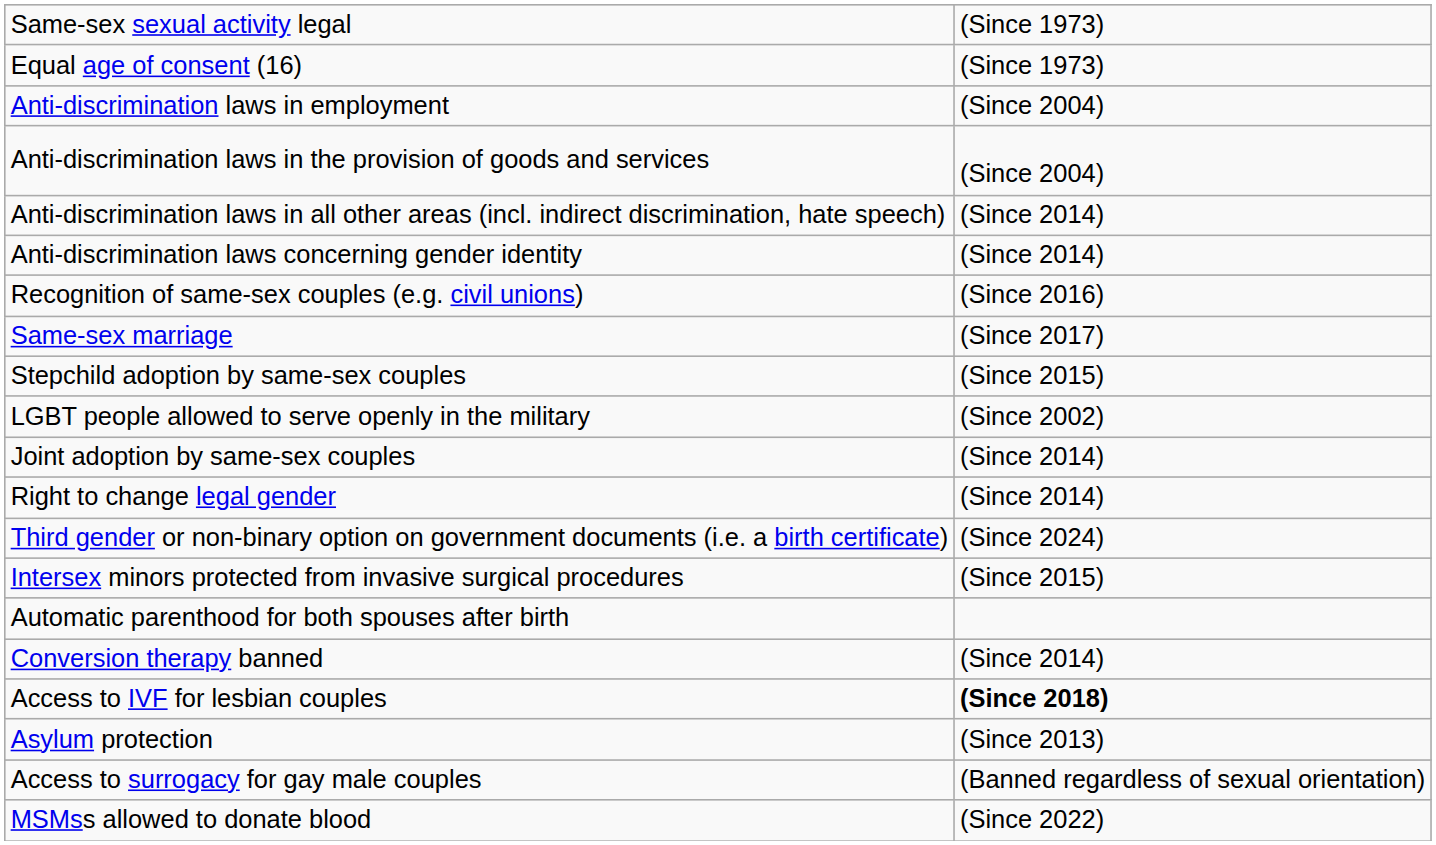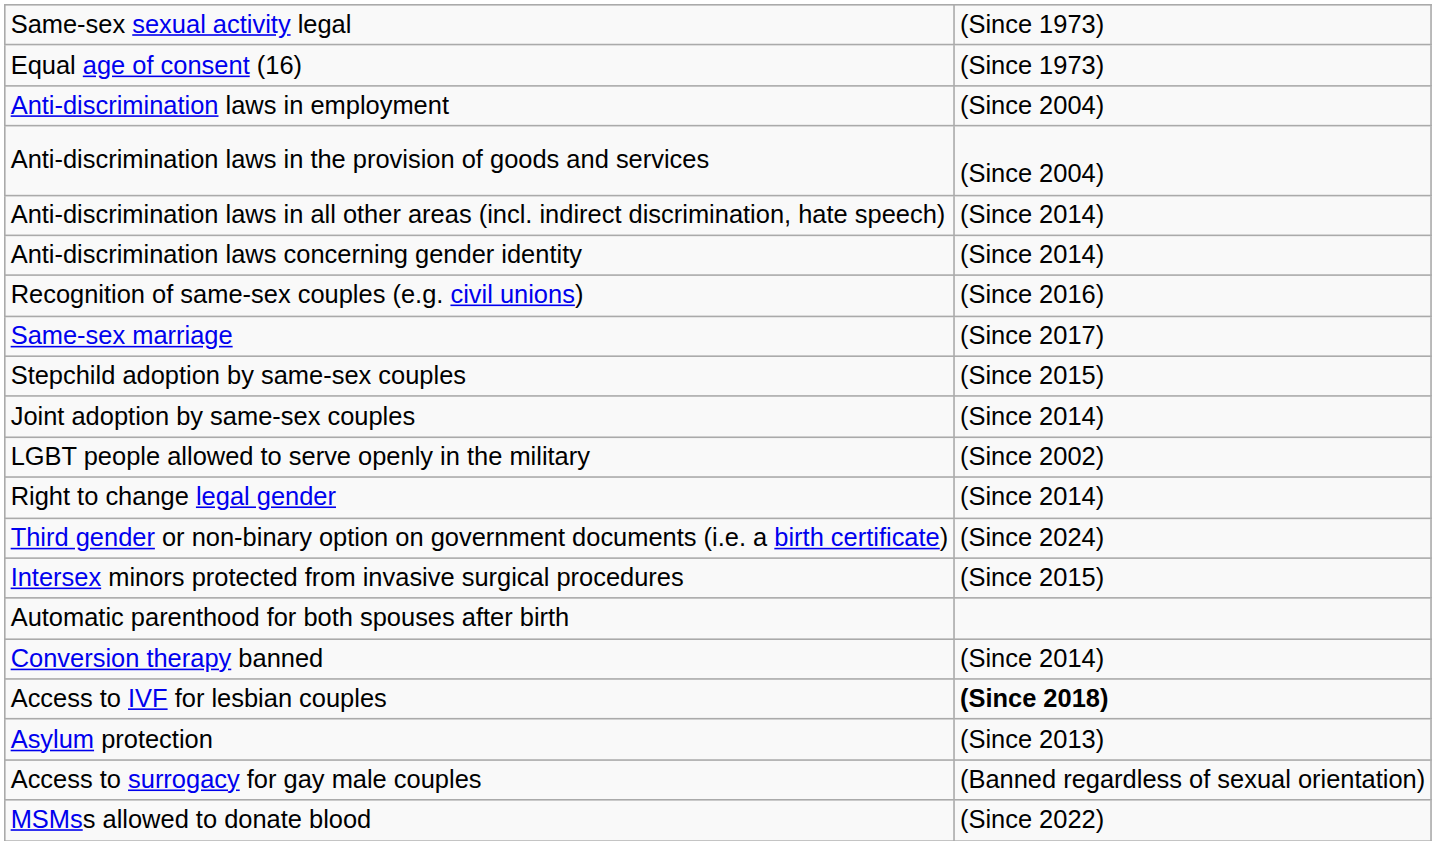rows swapped: (213, 456) <-> (300, 416)
